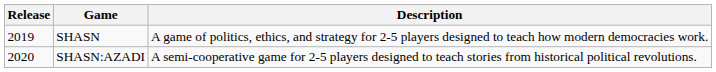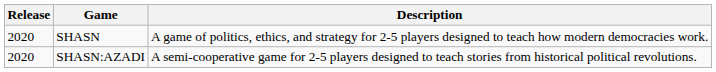(21, 36) 2019 -> (21, 36) 2020
